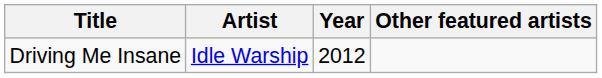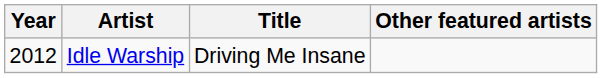columns swapped: (342, 21) <-> (95, 21)
